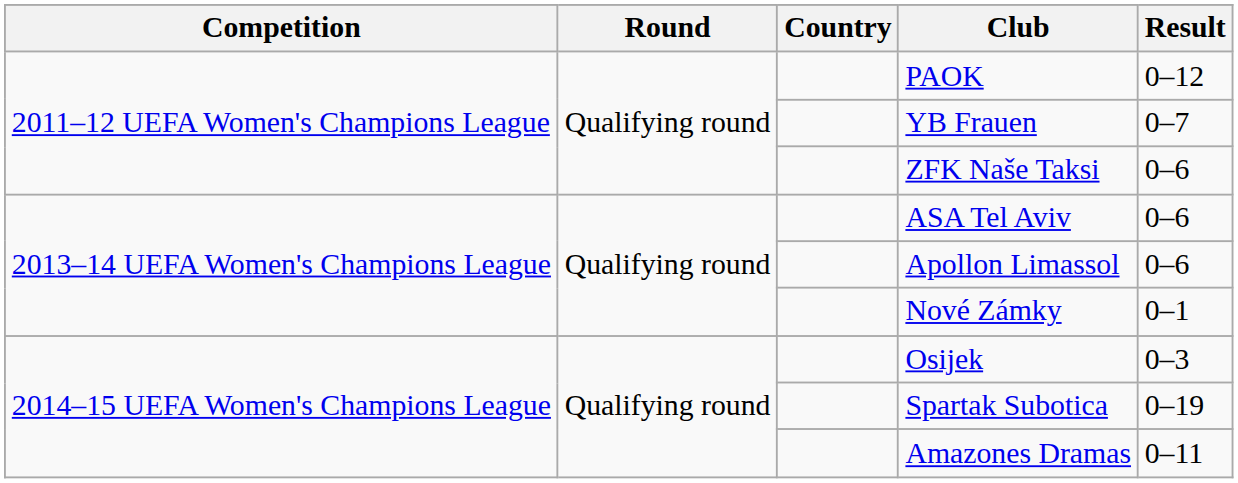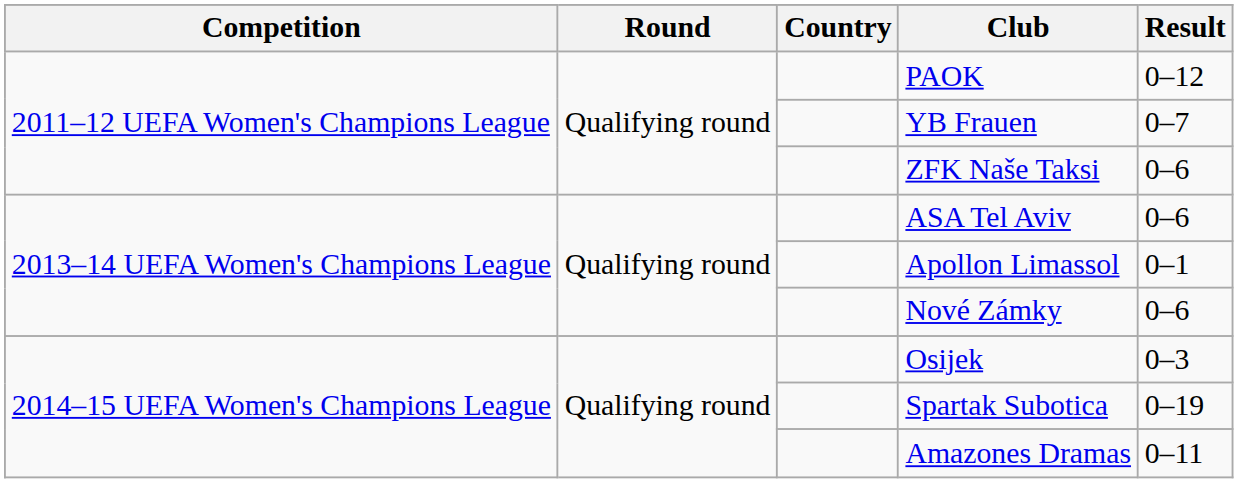(1167, 264) 0–6 -> (1167, 264) 0–1
(1167, 311) 0–1 -> (1167, 311) 0–6
